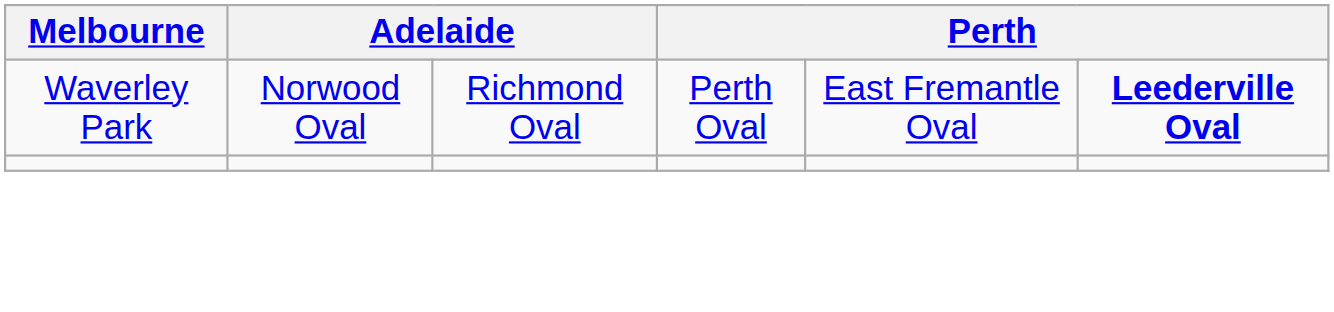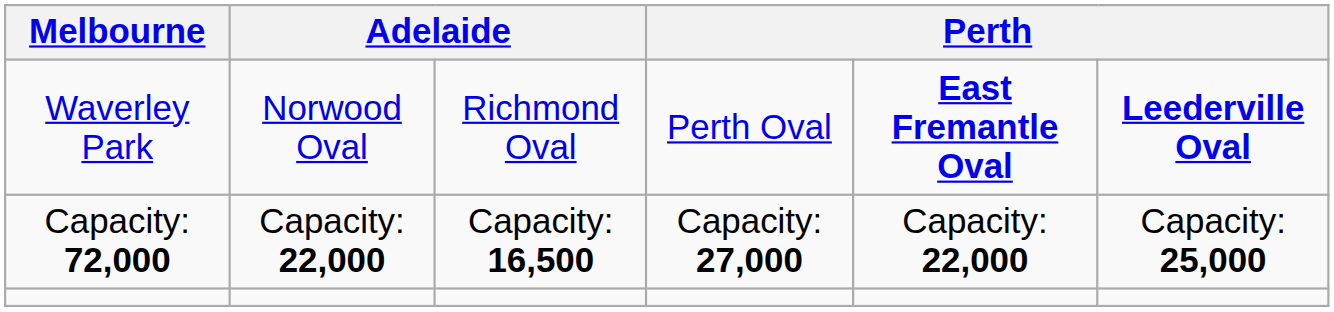(942, 107) normal -> (975, 126) bold
+ row: (117, 240)
